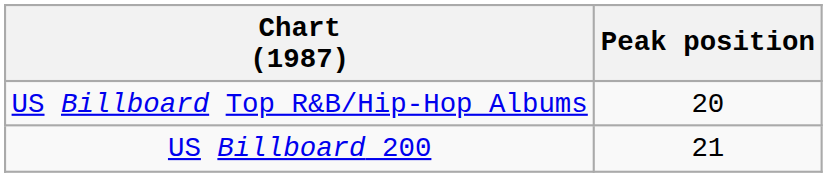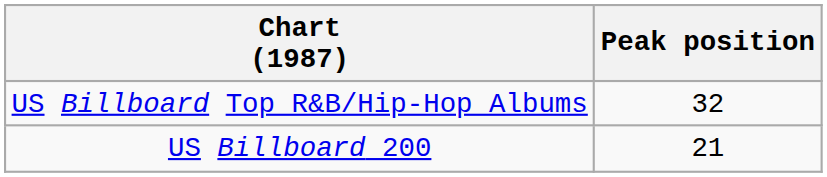(708, 104) 20 -> (708, 104) 32
